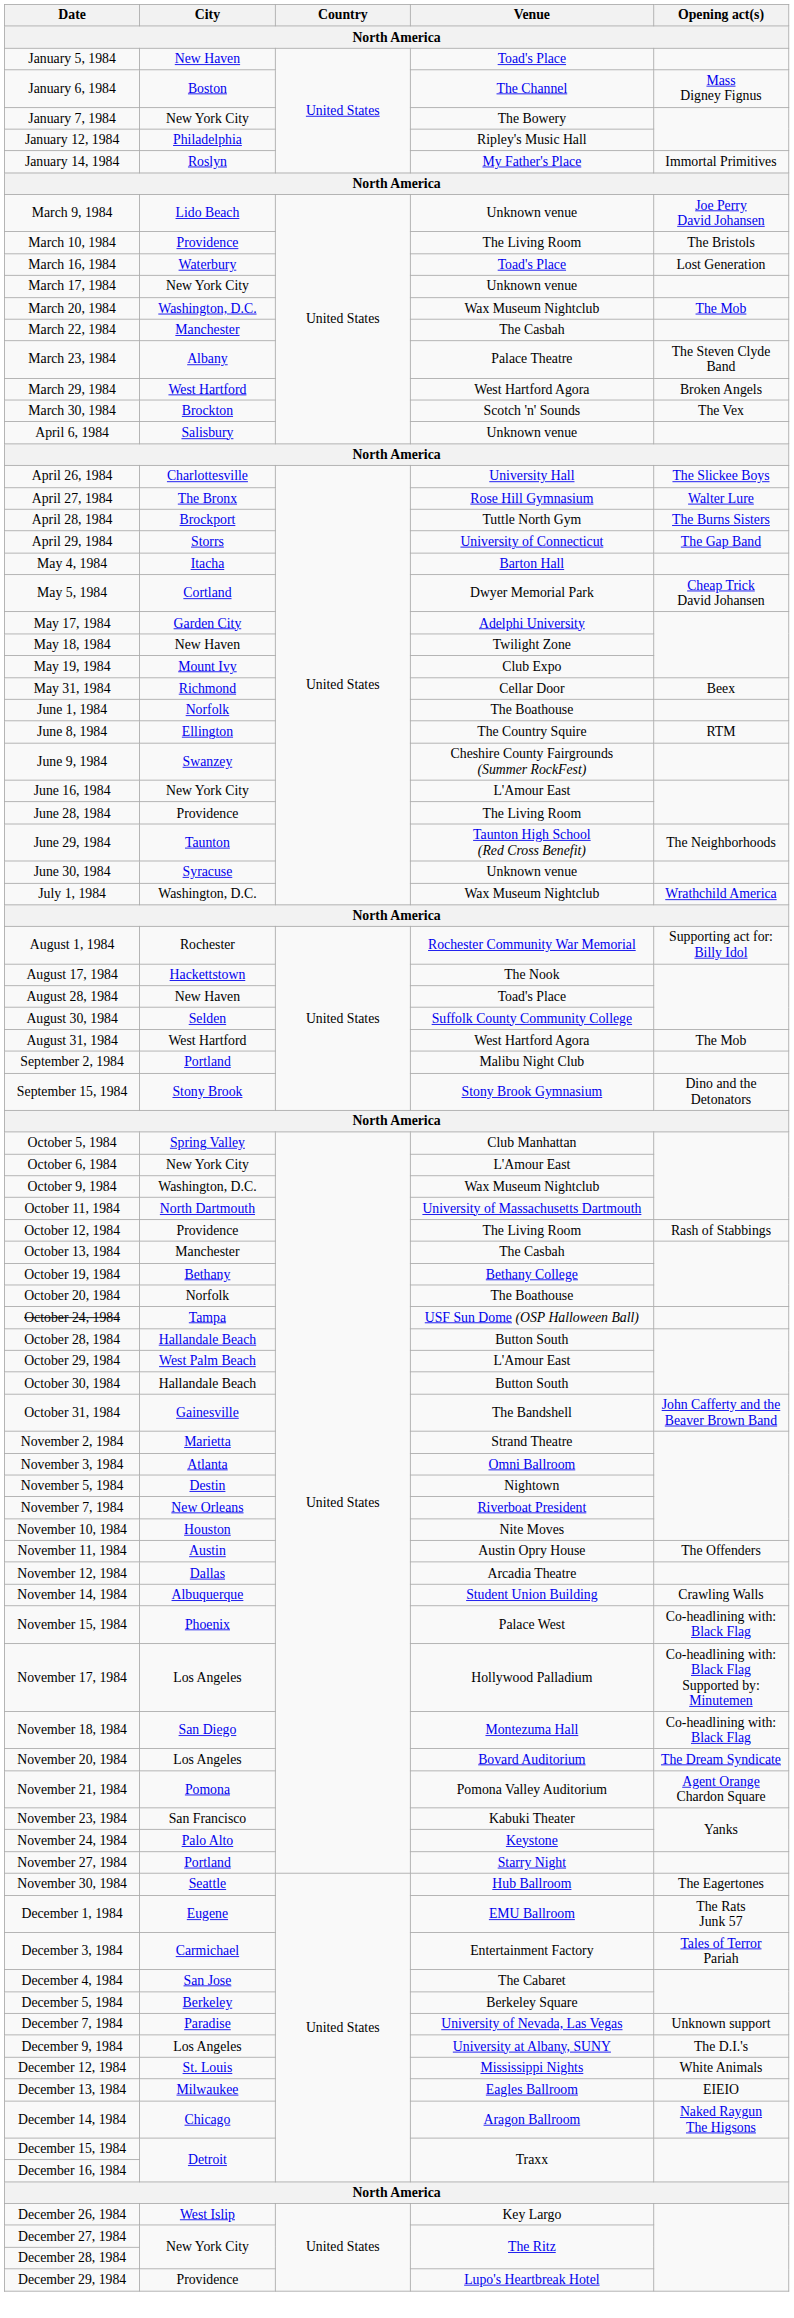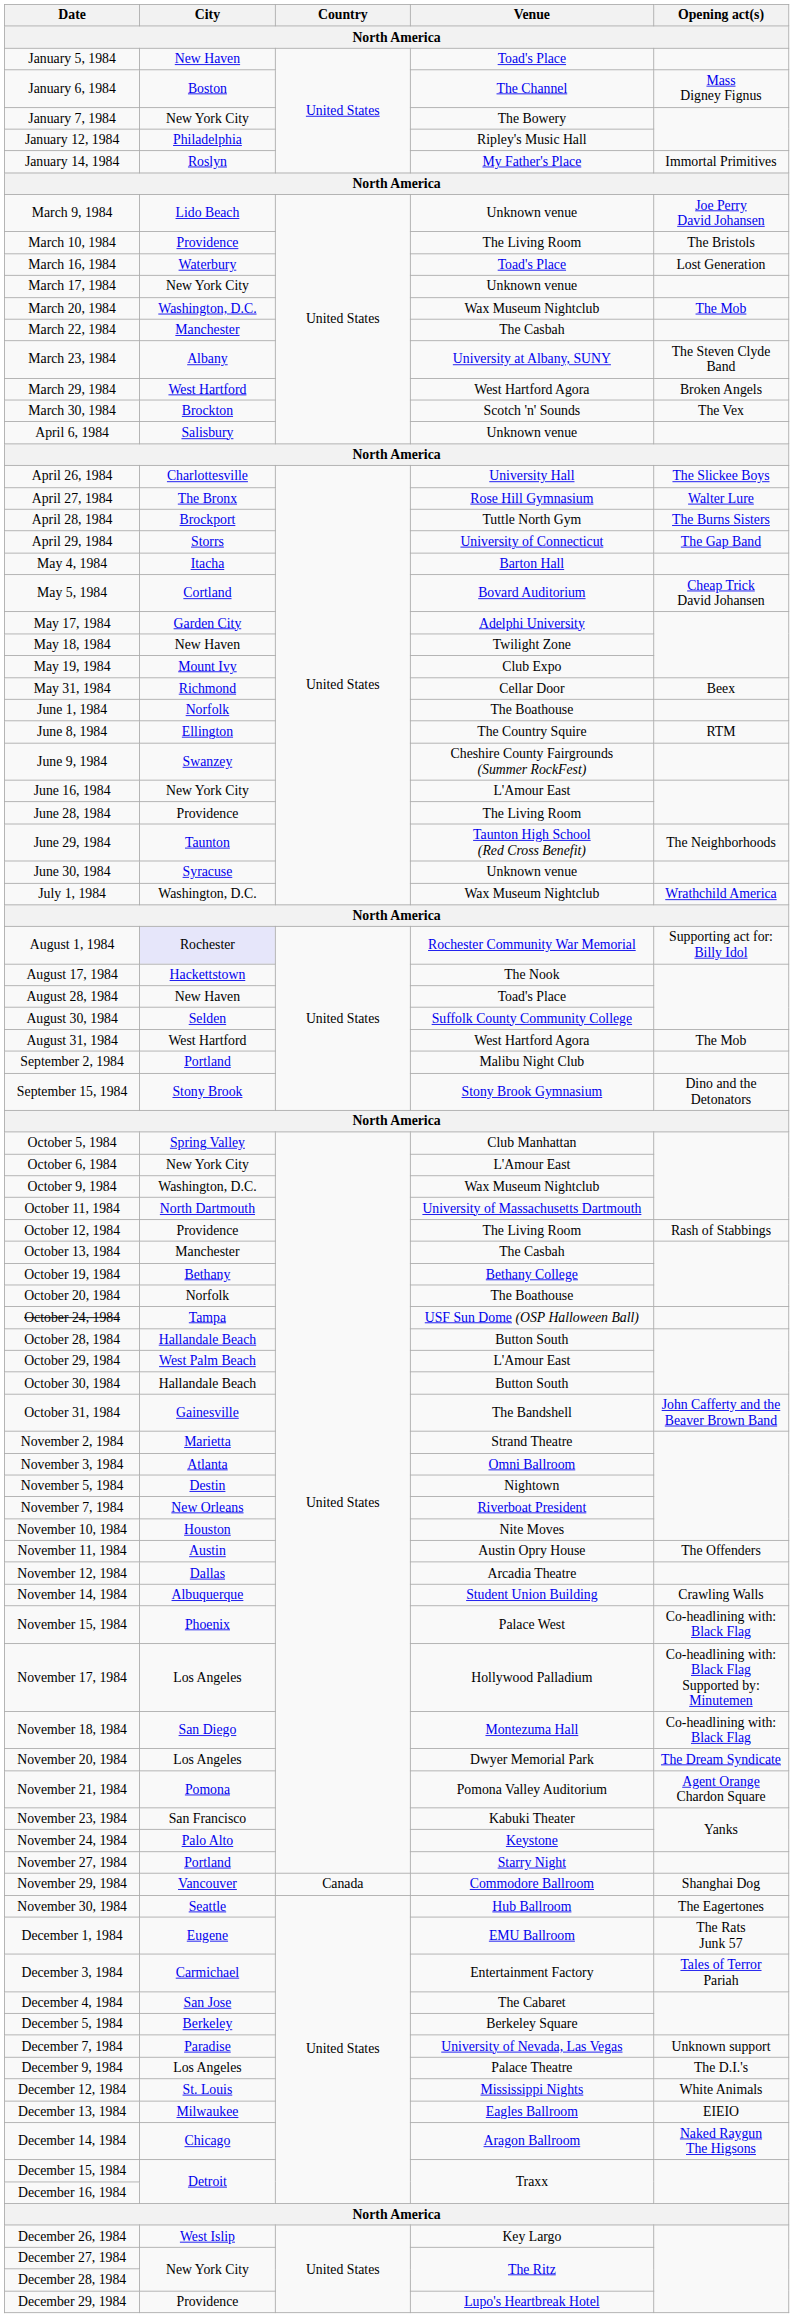(532, 359) Palace Theatre -> (532, 359) University at Albany, SUNY
(532, 593) Dwyer Memorial Park -> (532, 593) Bovard Auditorium
(207, 945) no background -> (207, 945) lavender background
(532, 1759) Bovard Auditorium -> (532, 1759) Dwyer Memorial Park
+ row: (72, 1884)
(532, 2046) University at Albany, SUNY -> (532, 2068) Palace Theatre
